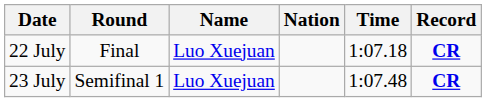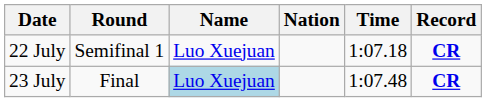(119, 50) Final -> (119, 50) Semifinal 1
(119, 81) Semifinal 1 -> (119, 81) Final
(224, 81) no background -> (224, 81) lightblue background
